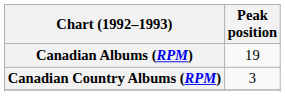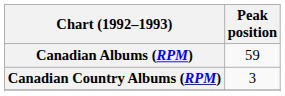(252, 55) 19 -> (252, 55) 59
